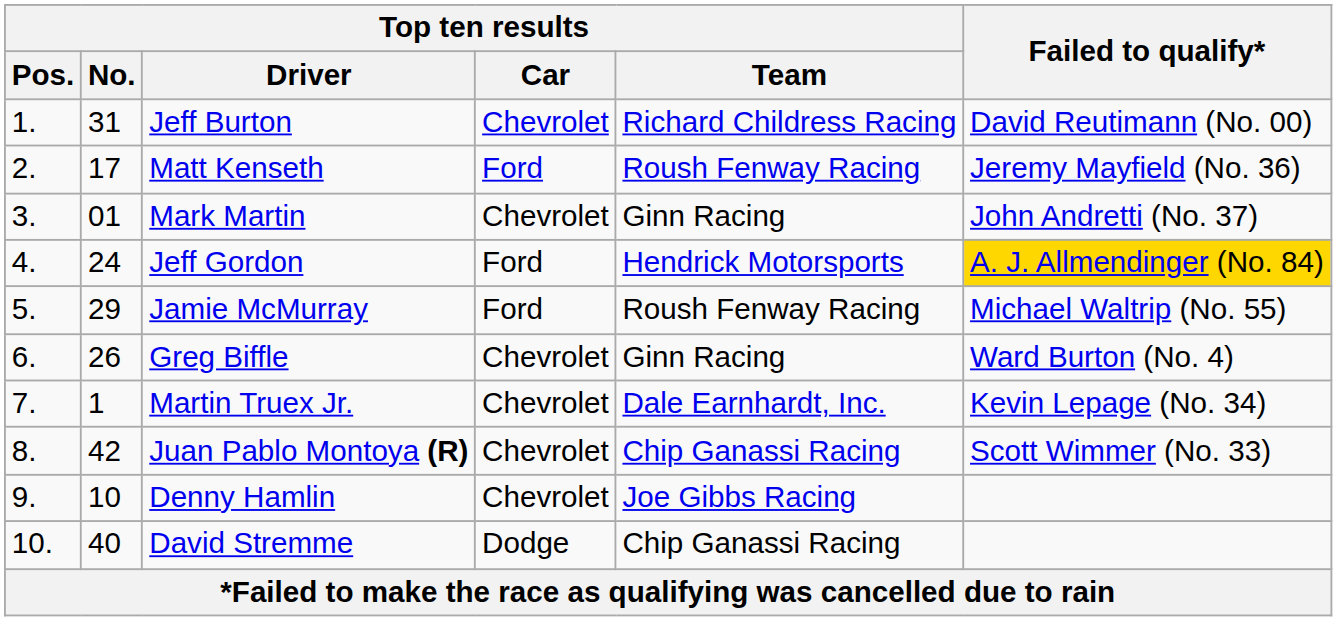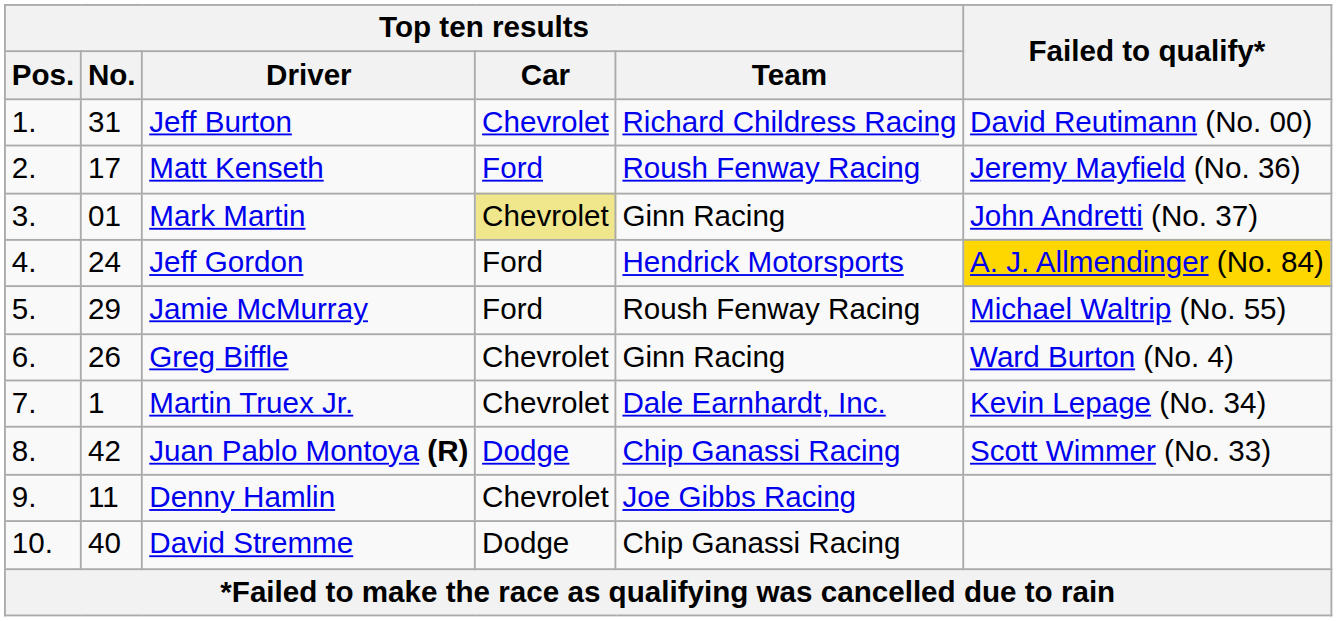(545, 215) no background -> (545, 215) khaki background
(545, 450) Chevrolet -> (526, 450) Dodge
(104, 497) 10 -> (103, 497) 11
